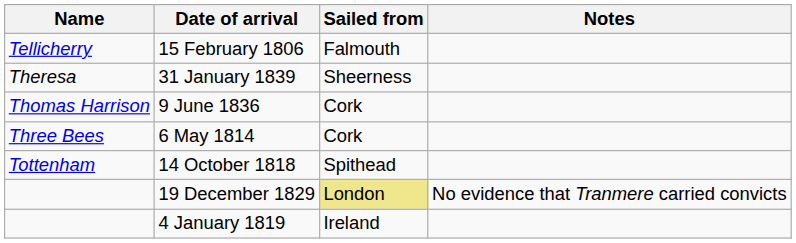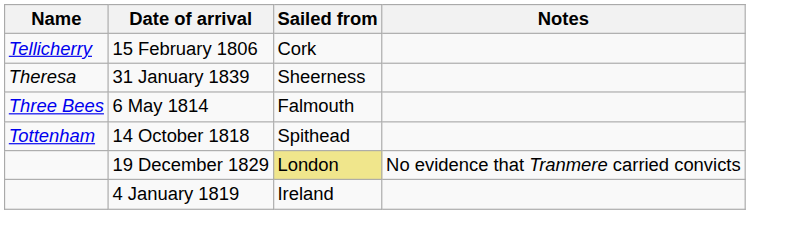(362, 48) Falmouth -> (297, 48) Cork
- row: (209, 106)
(343, 135) Cork -> (316, 106) Falmouth
